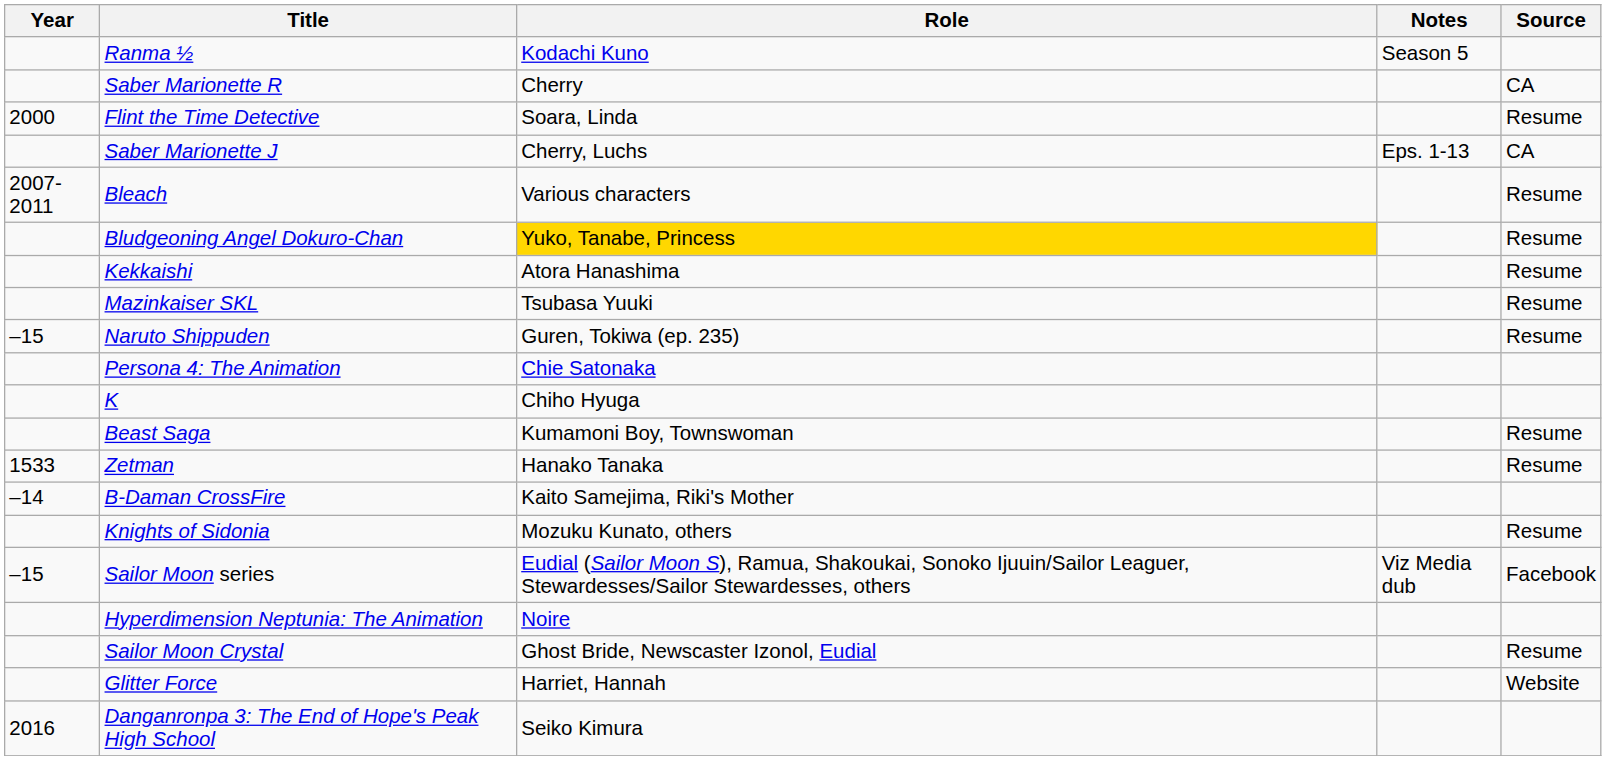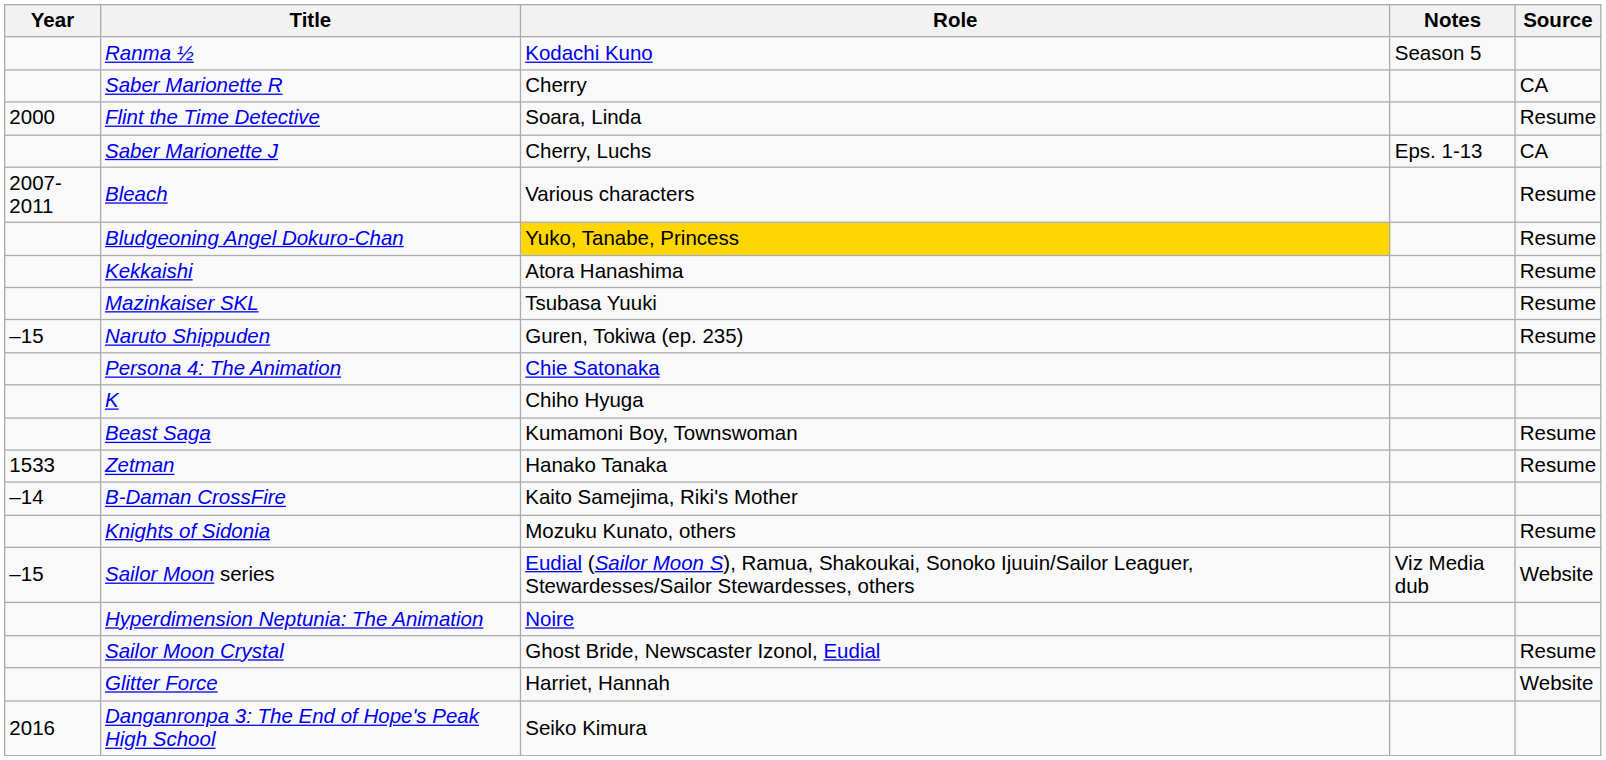(1551, 574) Facebook -> (1557, 574) Website
